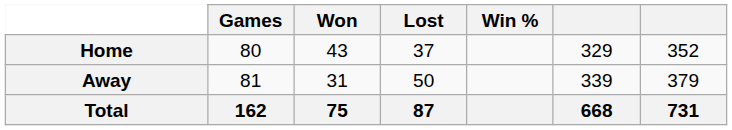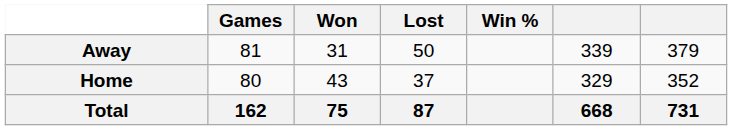rows swapped: (107, 50) <-> (107, 80)
